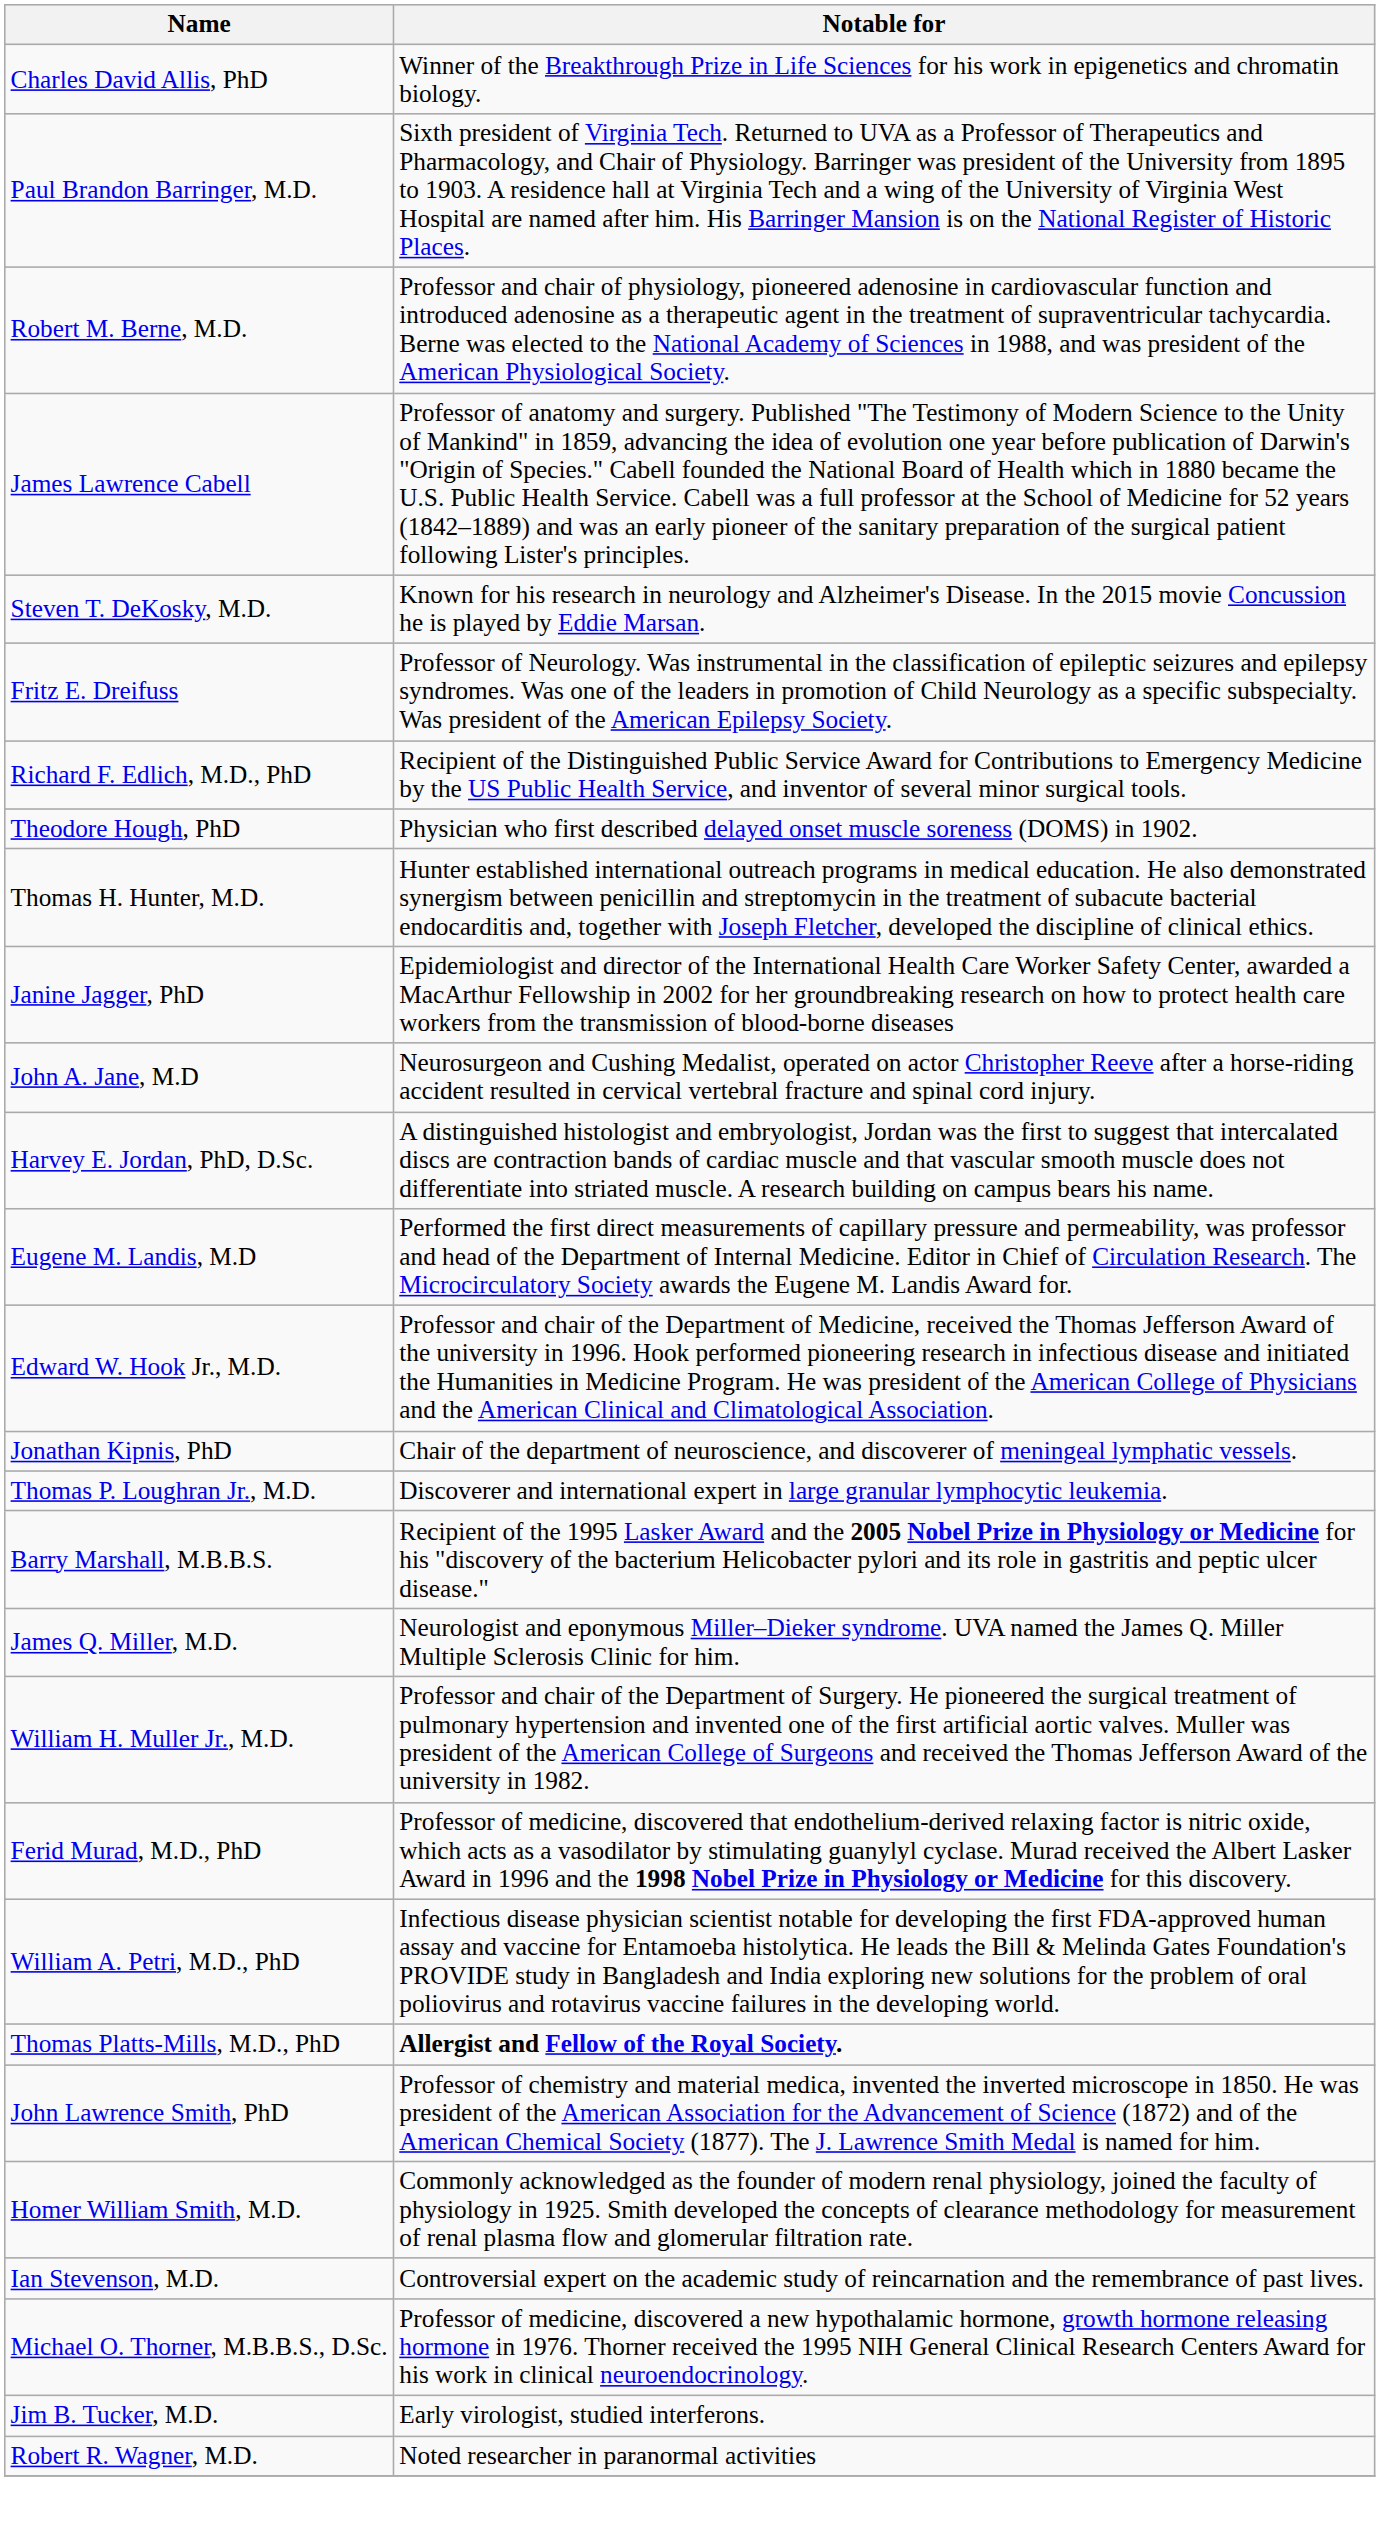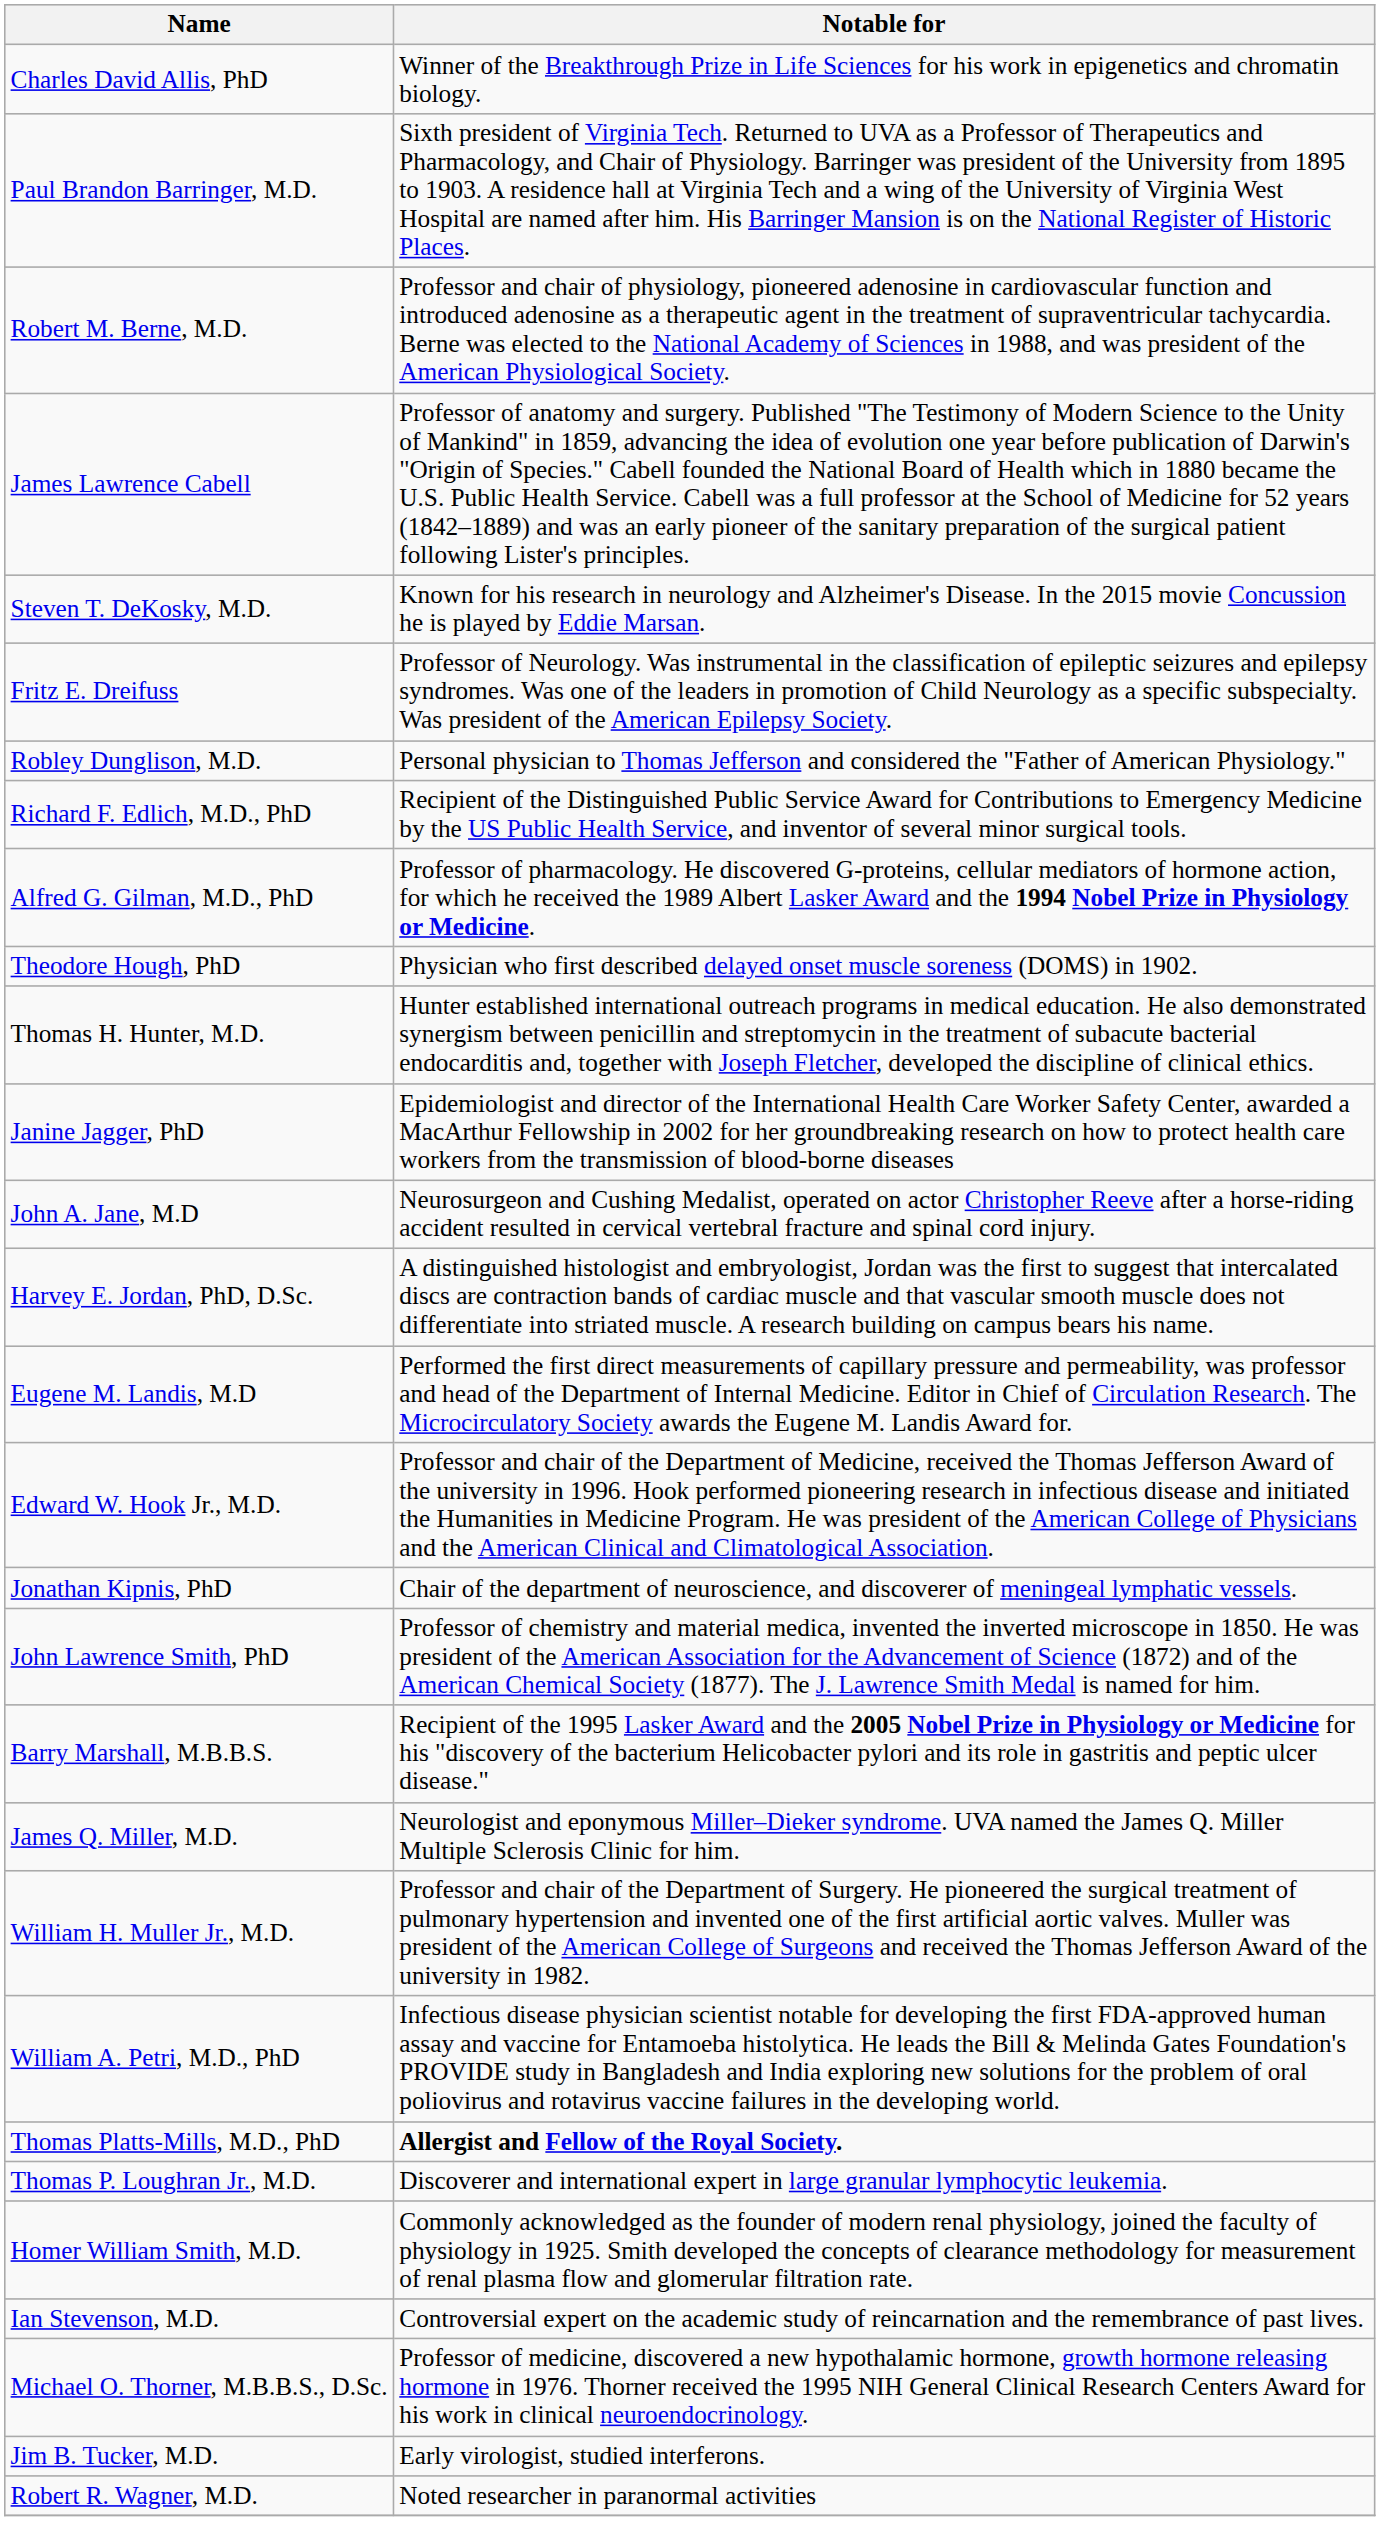+ row: (136, 760)
+ row: (162, 897)
rows swapped: (163, 1490) <-> (150, 2112)
- row: (136, 1850)
